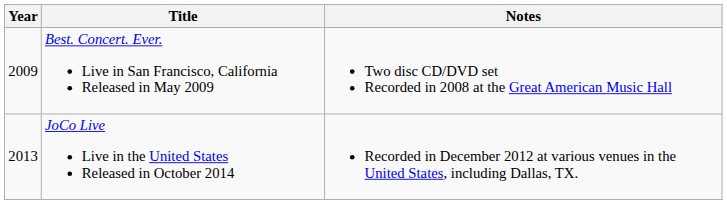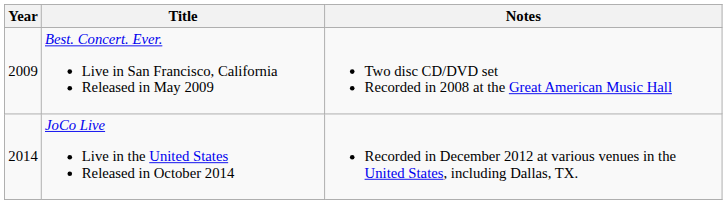(23, 156) 2013 -> (23, 156) 2014
